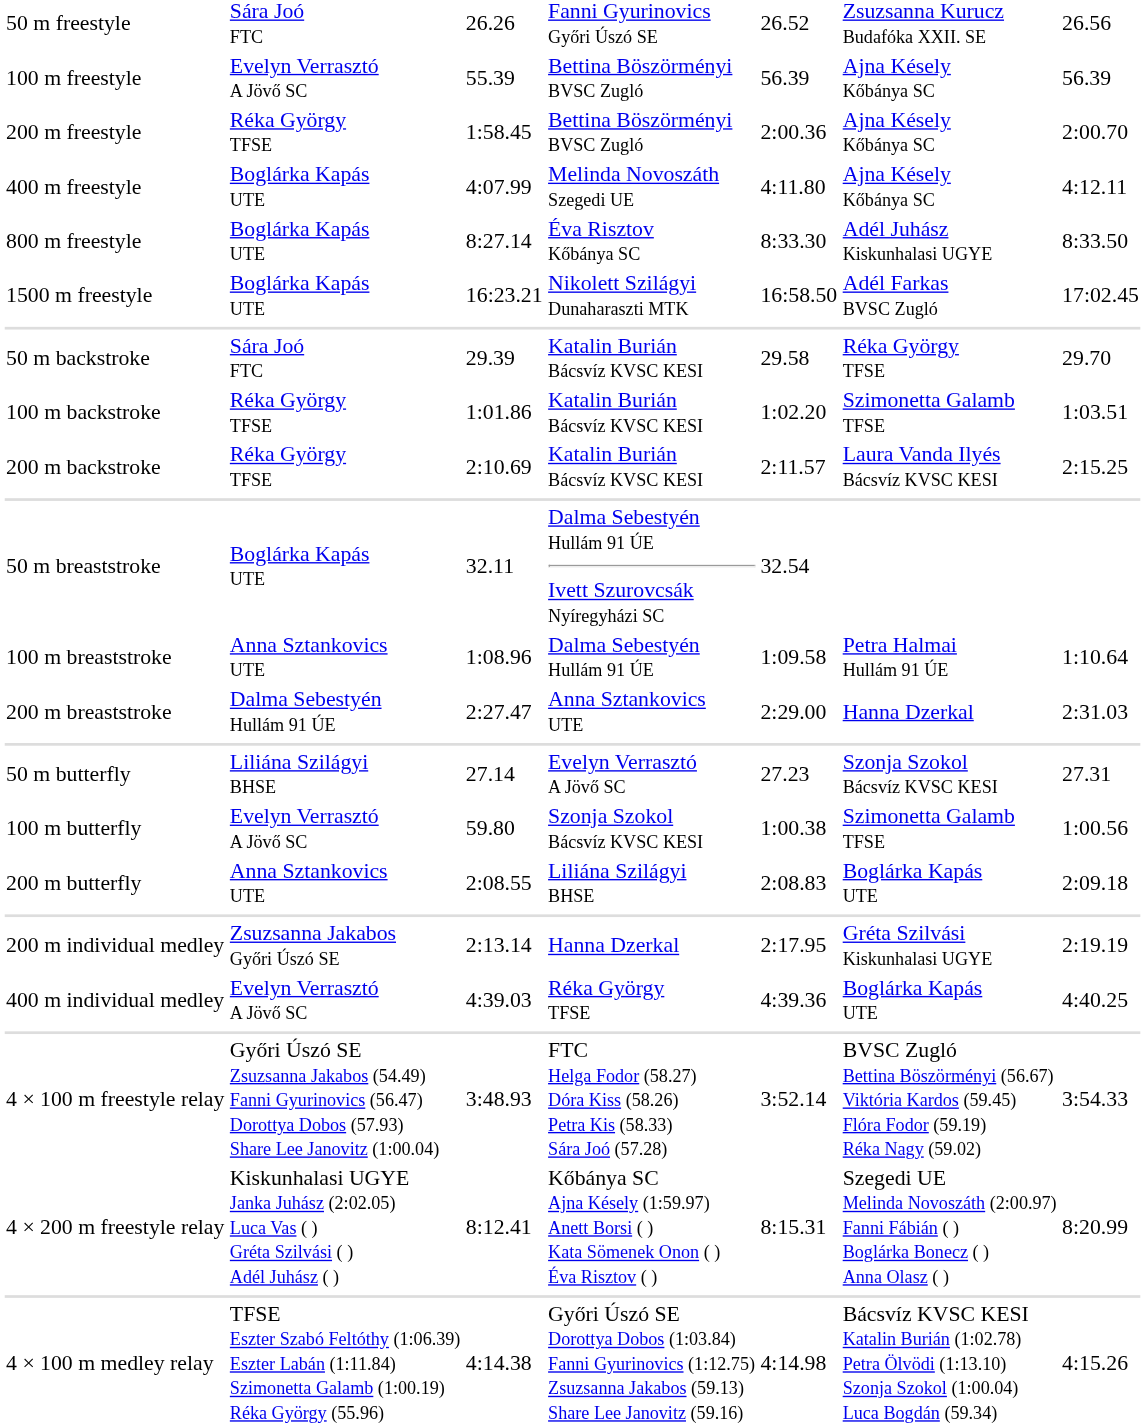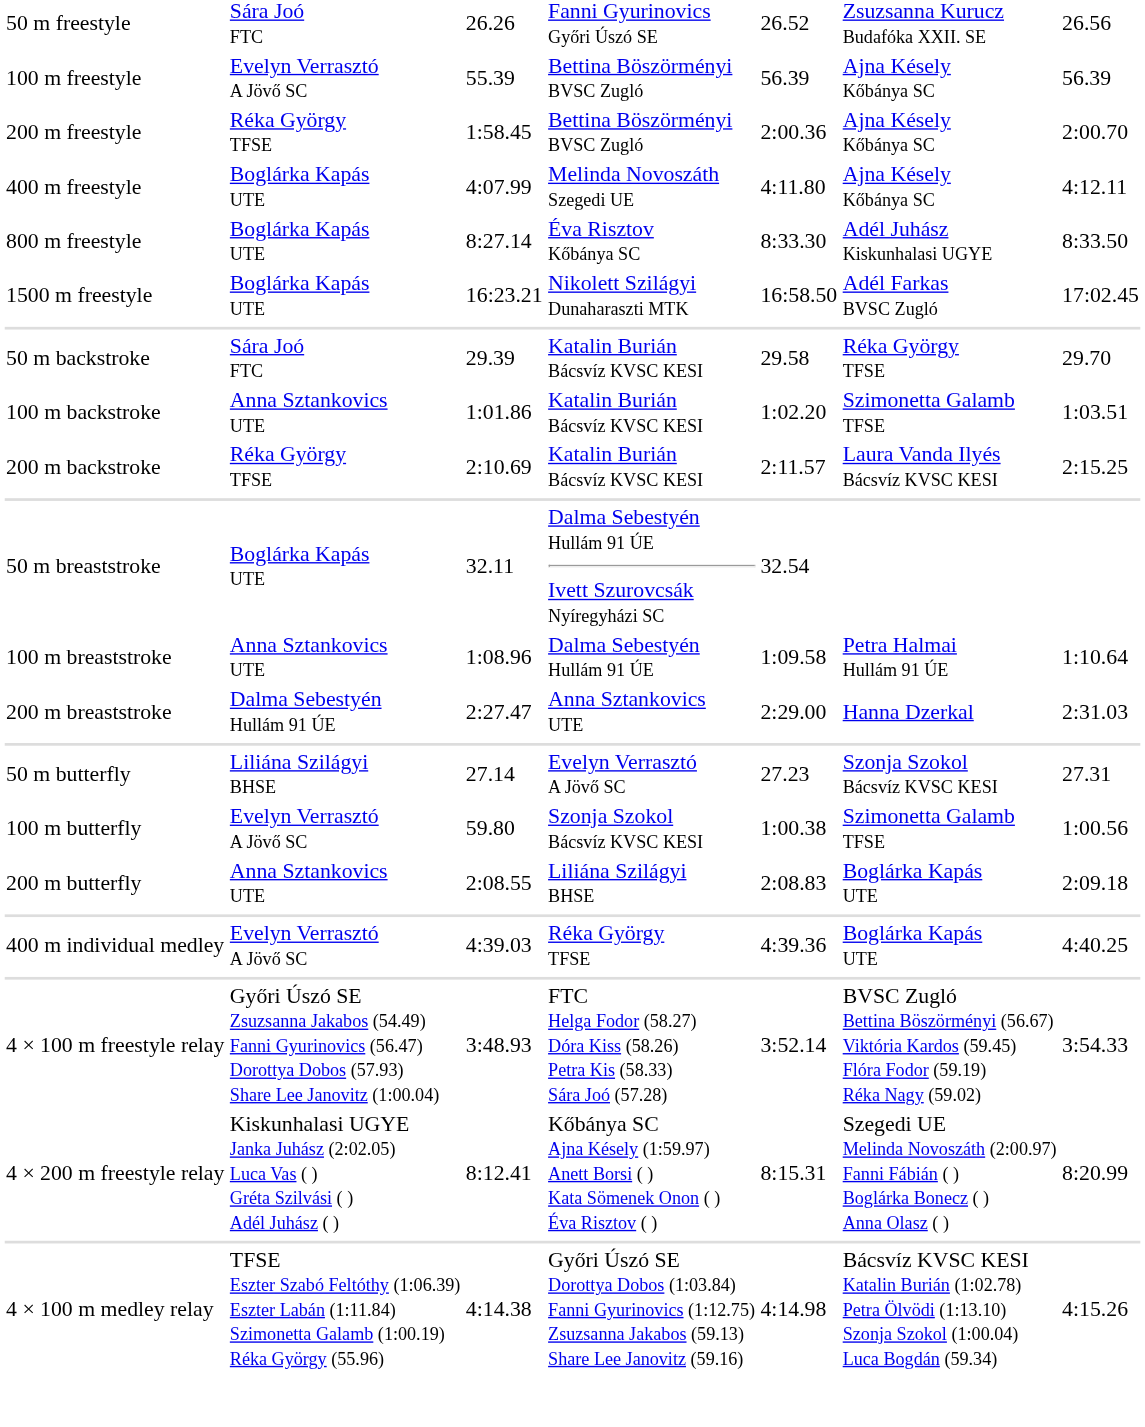(288, 412) Réka György TFSE -> (309, 412) Anna Sztankovics UTE
- row: (115, 945)
